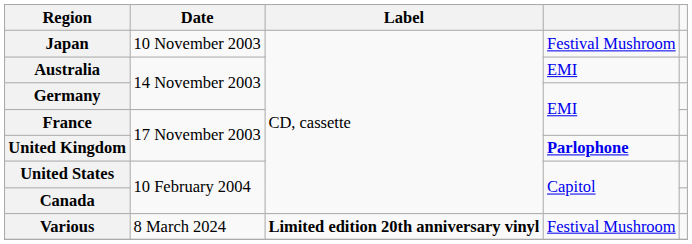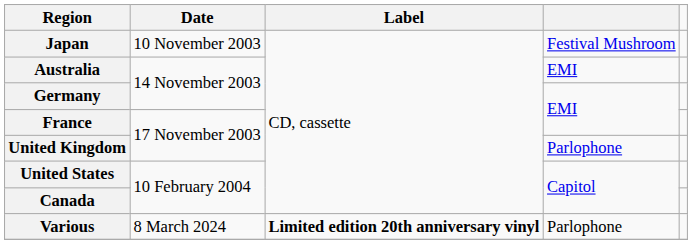(588, 148) bold -> (585, 148) normal
(611, 226) Festival Mushroom -> (585, 226) Parlophone
